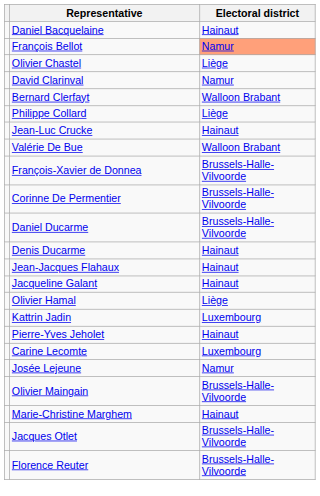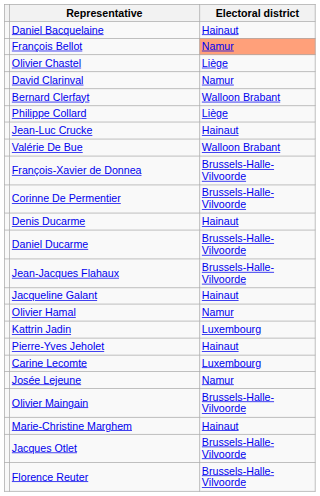rows swapped: (50, 228) <-> (49, 251)
(220, 268) Hainaut -> (238, 273) Brussels-Halle-Vilvoorde
(215, 301) Liège -> (218, 313) Namur
